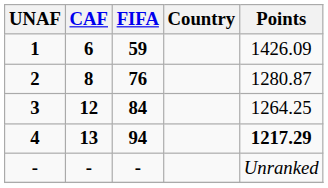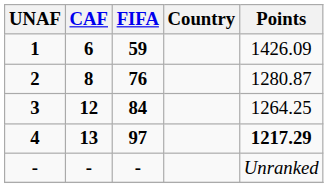(138, 138) 94 -> (138, 138) 97
